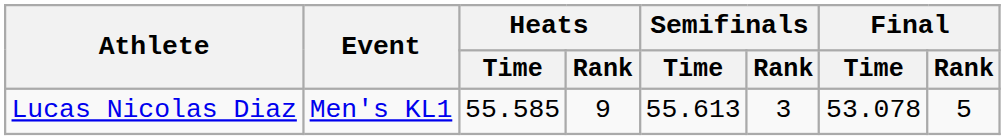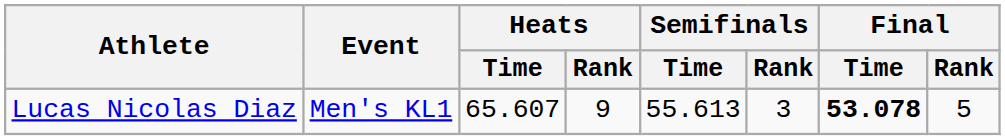(513, 111) 55.585 -> (513, 111) 65.607
(874, 111) normal -> (874, 111) bold
